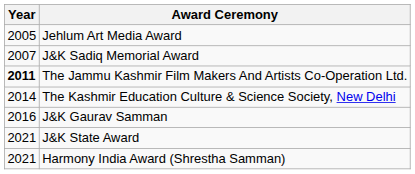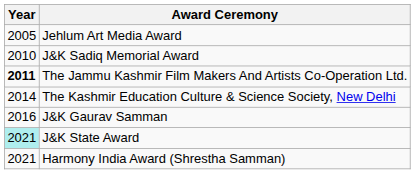(22, 55) 2007 -> (22, 55) 2010
(22, 138) no background -> (22, 138) paleturquoise background
